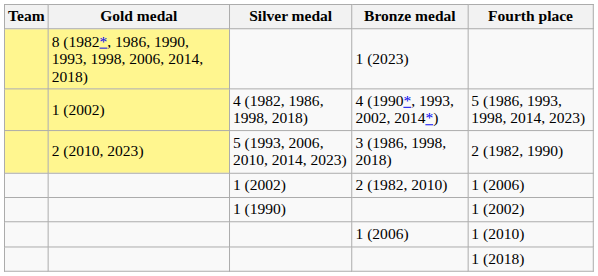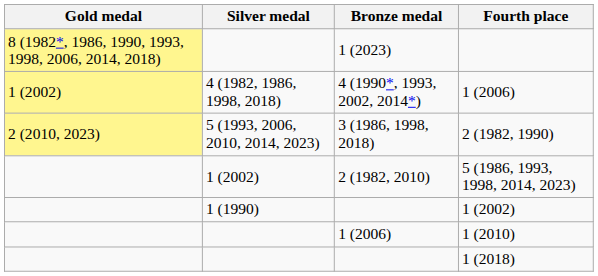- column: (26, 16)
(528, 109) 5 (1986, 1993, 1998, 2014, 2023) -> (488, 92) 1 (2006)
(498, 185) 1 (2006) -> (519, 176) 5 (1986, 1993, 1998, 2014, 2023)
